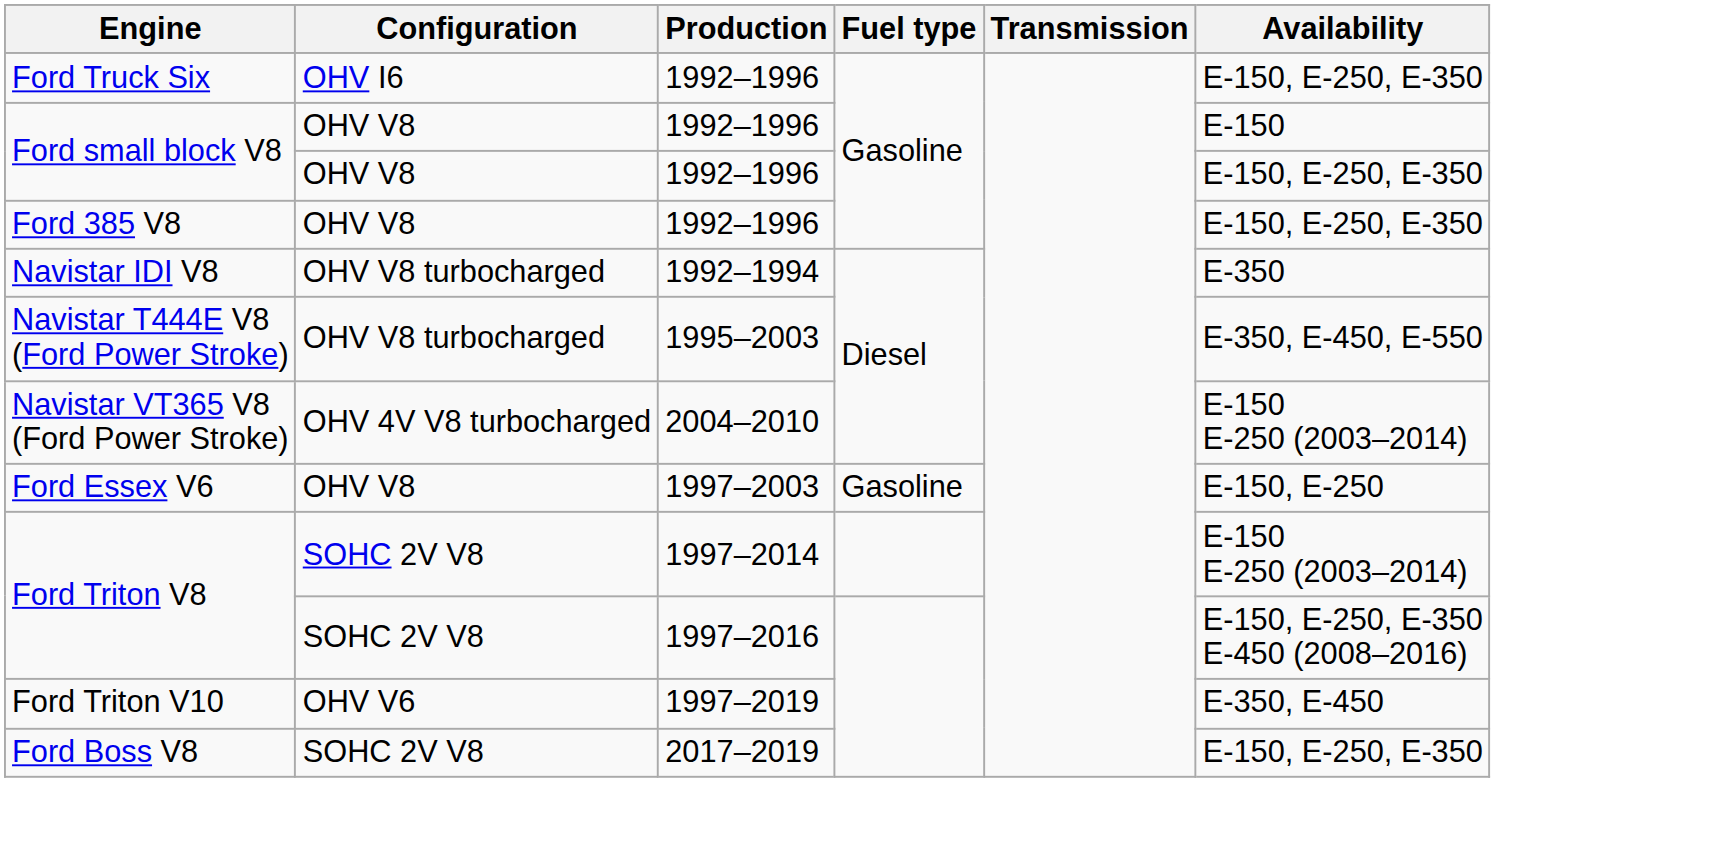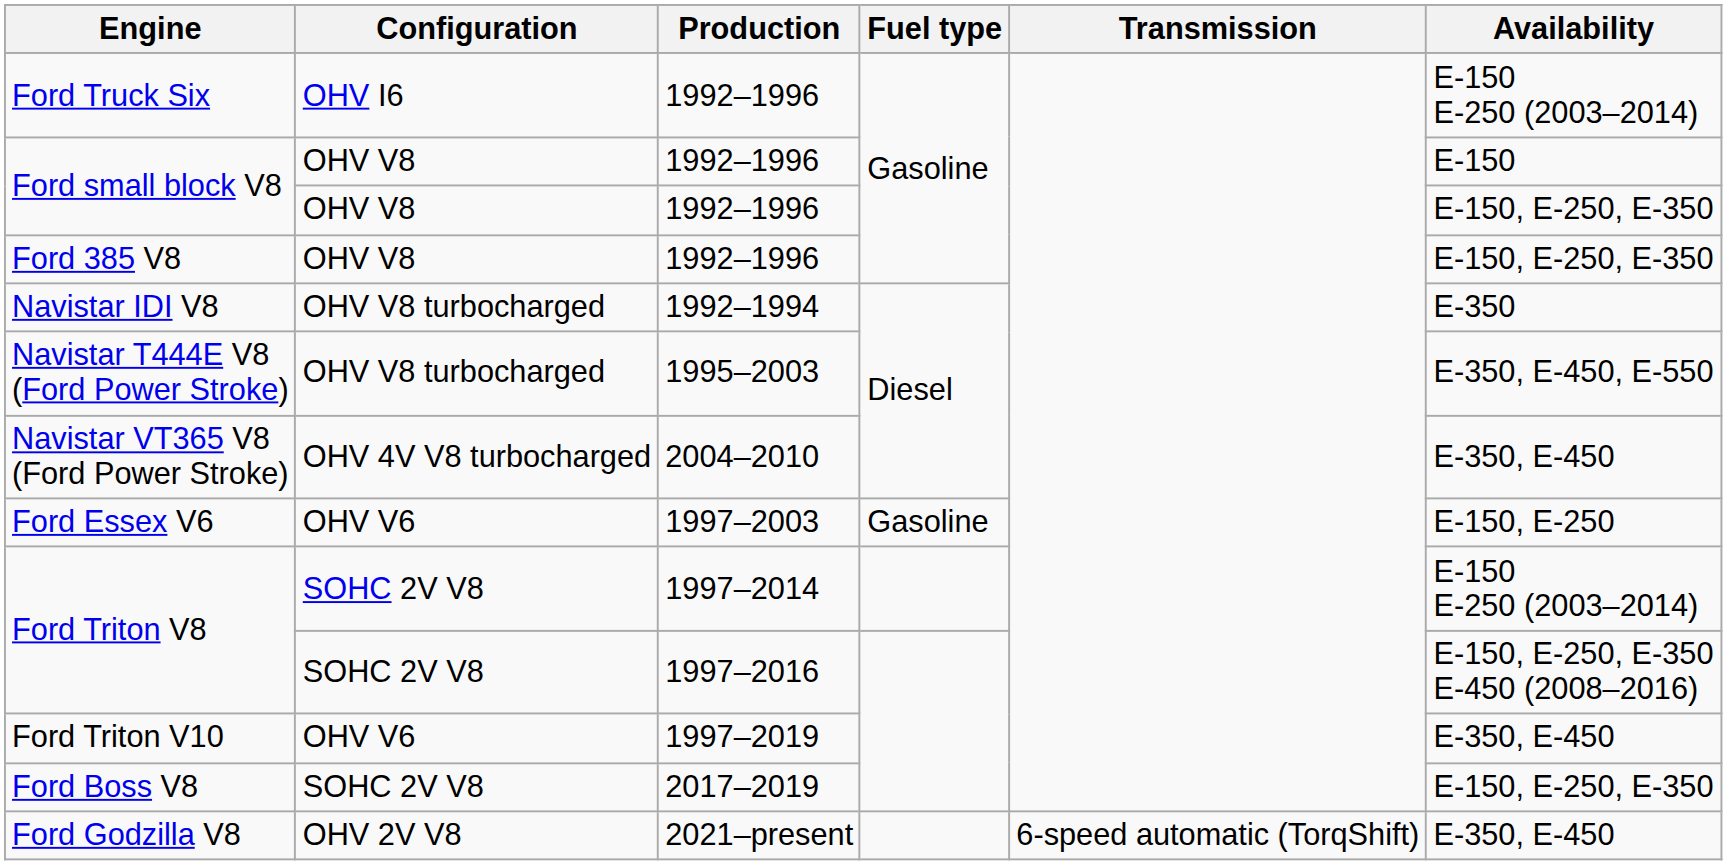(1343, 77) E-150, E-250, E-350 -> (1566, 94) E-150 E-250 (2003–2014)
(1335, 421) E-150 E-250 (2003–2014) -> (1524, 456) E-350, E-450
(359, 487) OHV V8 -> (359, 522) OHV V6
+ row: (126, 835)
